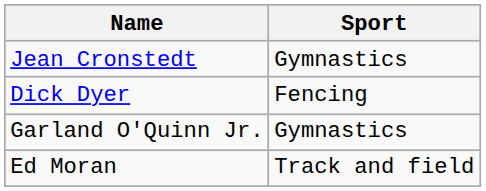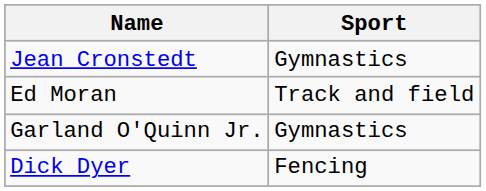rows swapped: (70, 95) <-> (64, 168)
